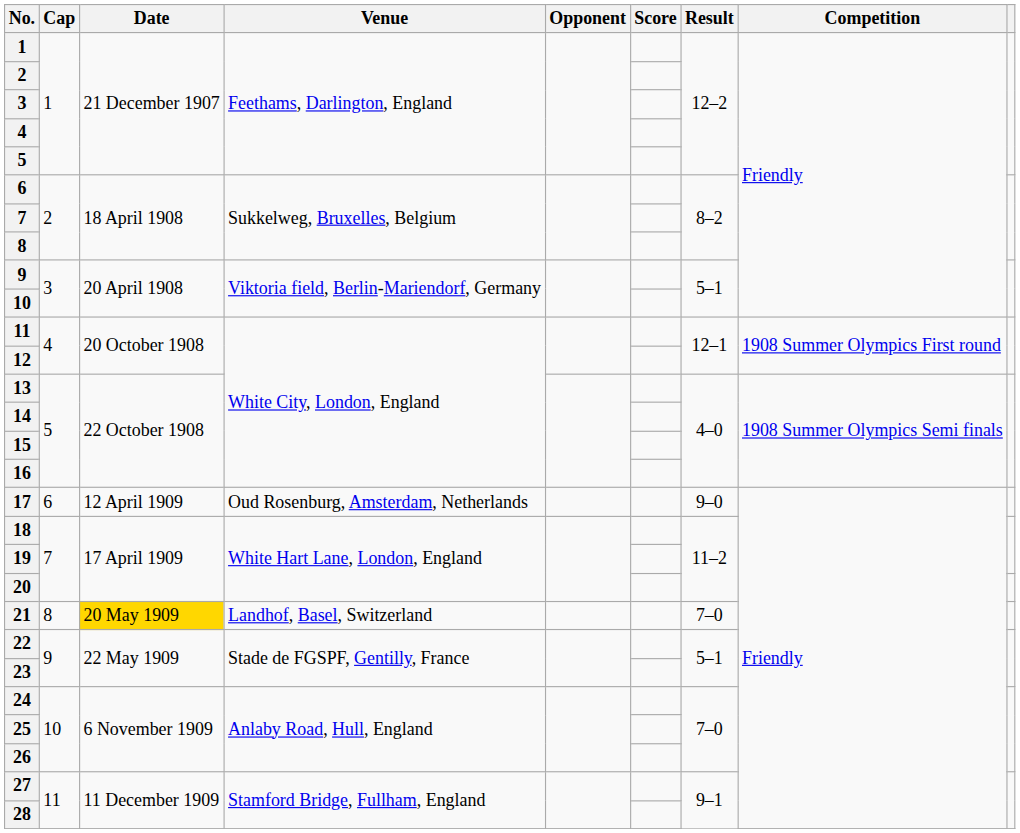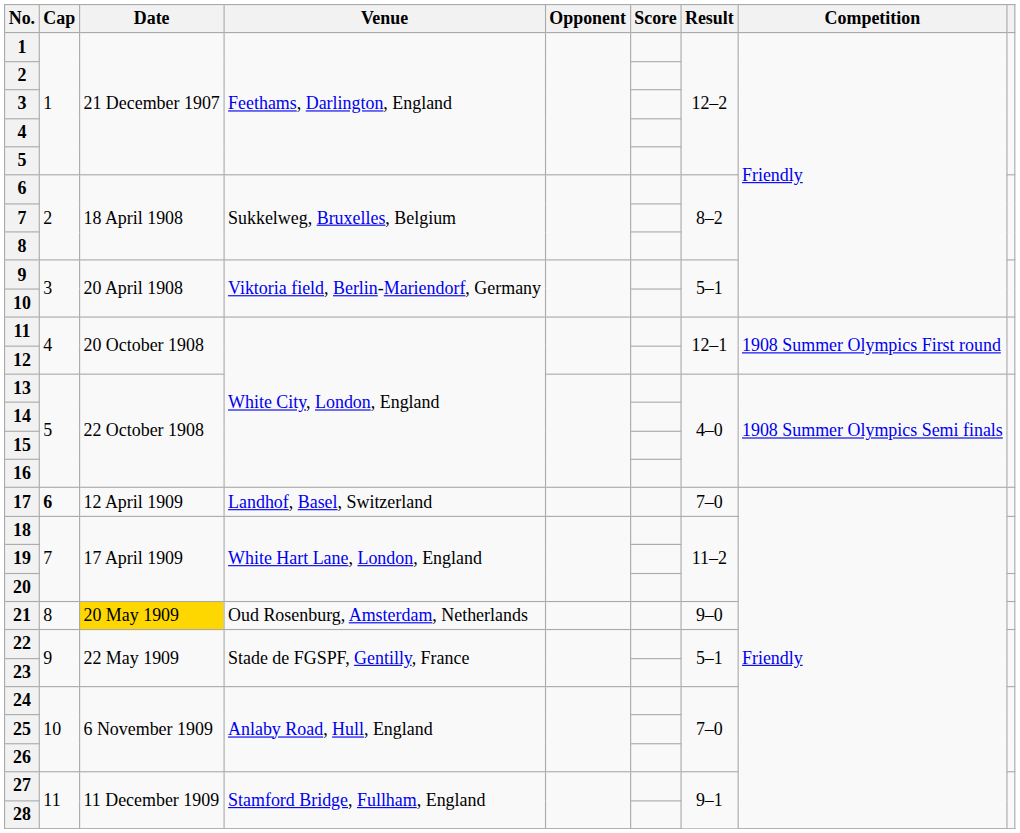(48, 501) normal -> (48, 501) bold
(378, 501) Oud Rosenburg, Amsterdam, Netherlands -> (330, 501) Landhof, Basel, Switzerland
(709, 501) 9–0 -> (709, 501) 7–0
(330, 615) Landhof, Basel, Switzerland -> (378, 615) Oud Rosenburg, Amsterdam, Netherlands
(709, 615) 7–0 -> (709, 615) 9–0
